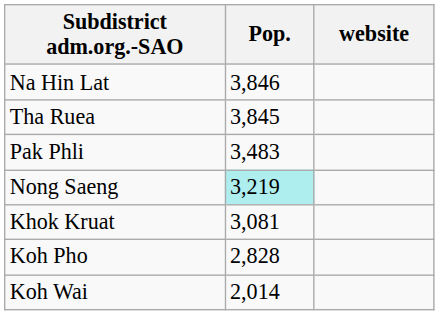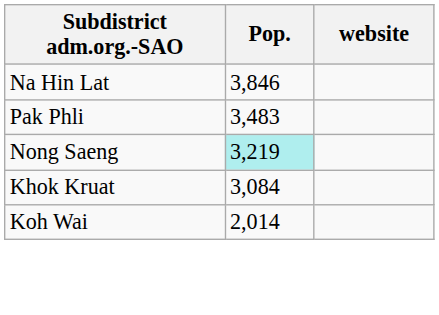- row: (52, 116)
(255, 221) 3,081 -> (255, 186) 3,084
- row: (49, 256)
